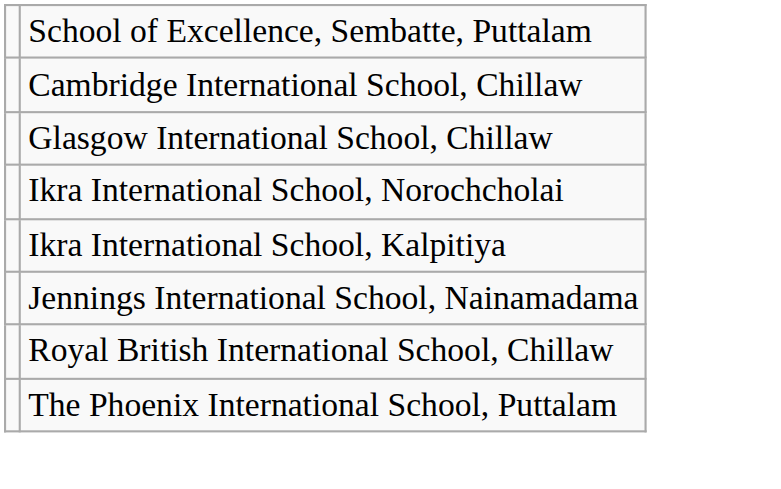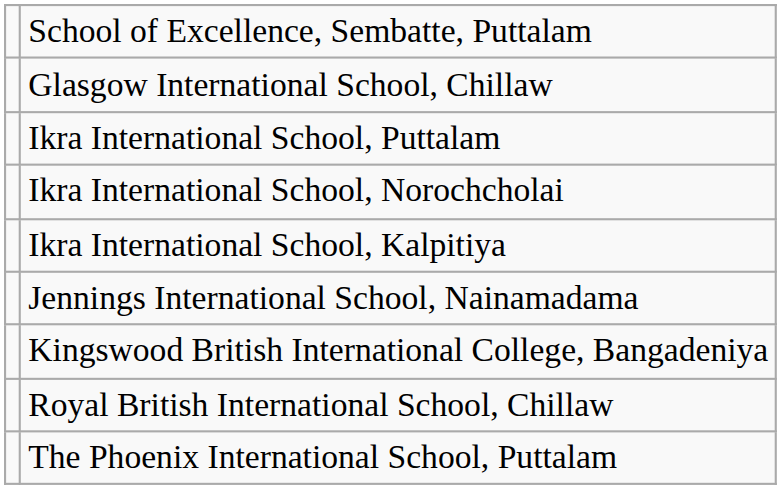- row: (305, 84)
+ row: (264, 137)
+ row: (398, 350)
